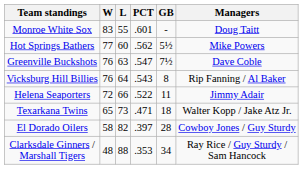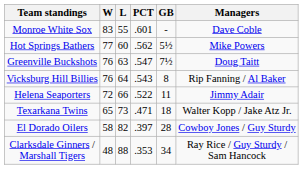(237, 29) Doug Taitt -> (237, 29) Dave Coble
(237, 62) Dave Coble -> (237, 62) Doug Taitt
